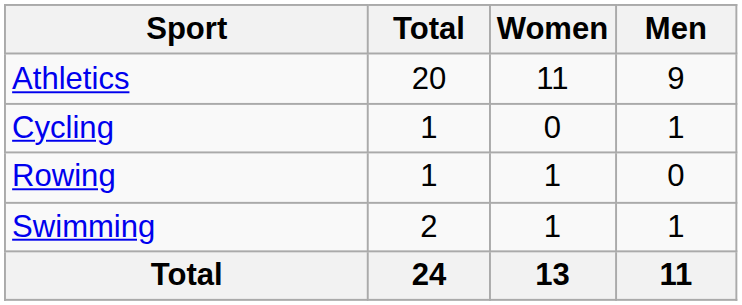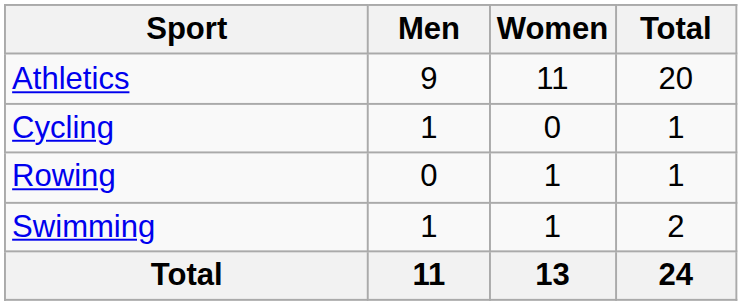columns swapped: (676, 29) <-> (429, 29)
